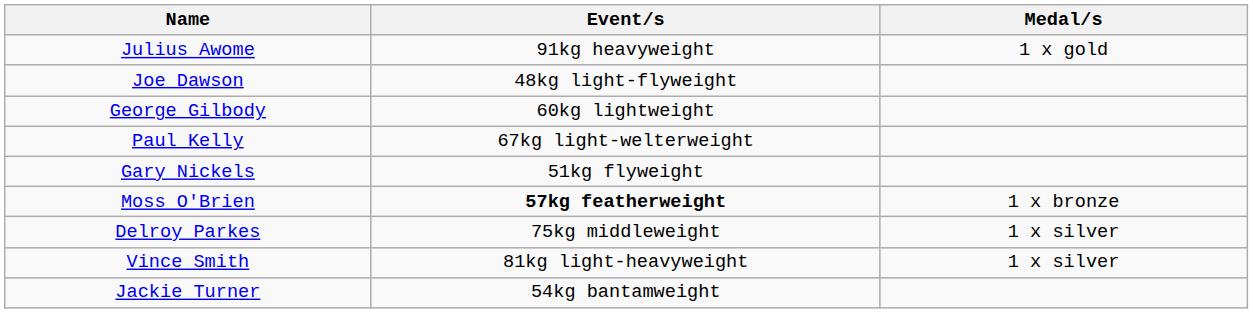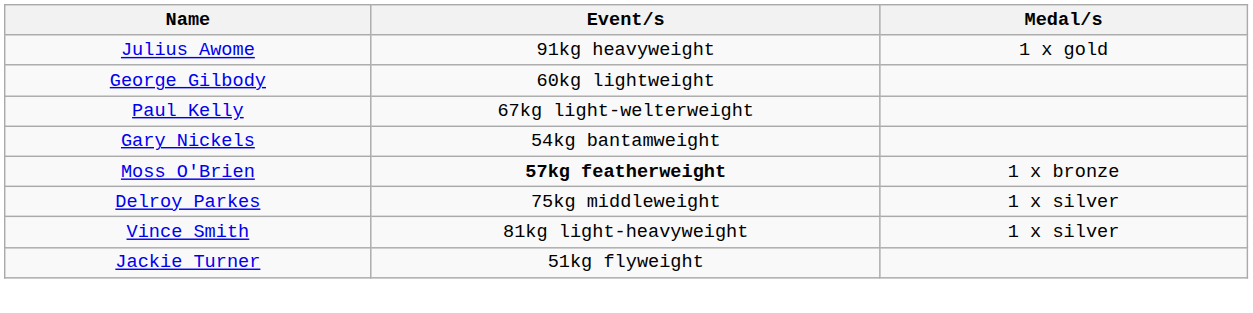- row: (188, 80)
(626, 171) 51kg flyweight -> (626, 141) 54kg bantamweight
(626, 293) 54kg bantamweight -> (626, 262) 51kg flyweight
